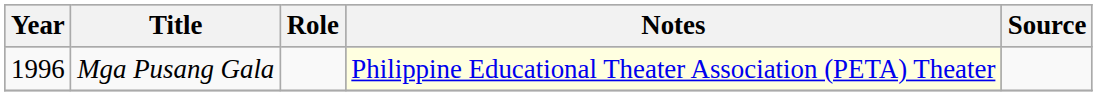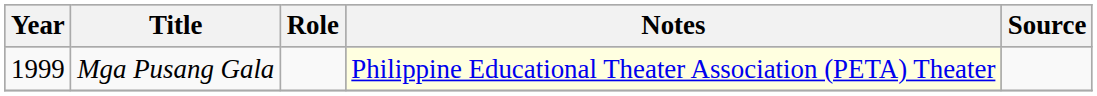(38, 68) 1996 -> (38, 68) 1999
